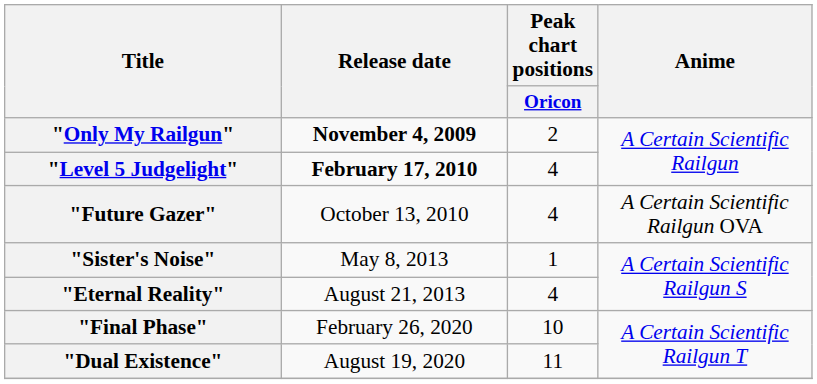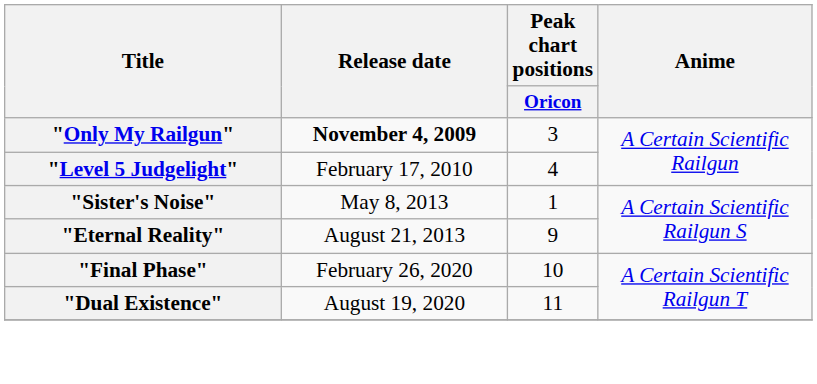(553, 134) 2 -> (553, 134) 3
(394, 168) bold -> (394, 168) normal
- row: (143, 214)
(553, 293) 4 -> (553, 235) 9
